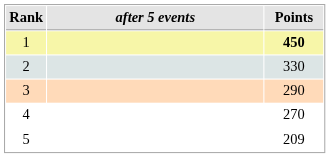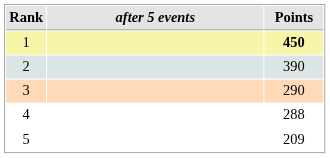(294, 66) 330 -> (294, 66) 390
(294, 115) 270 -> (294, 115) 288
